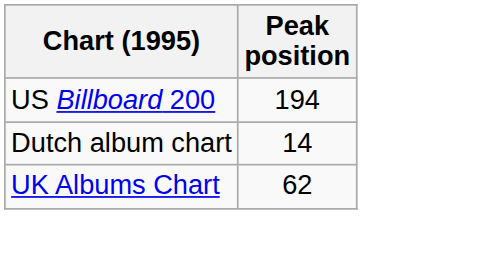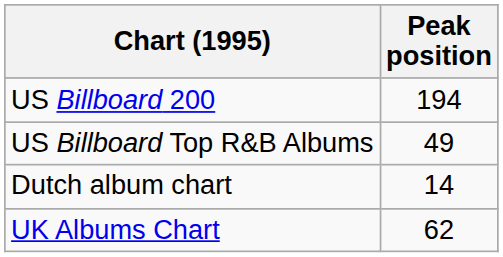+ row: (192, 142)
